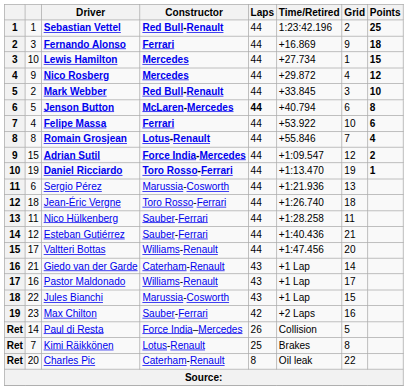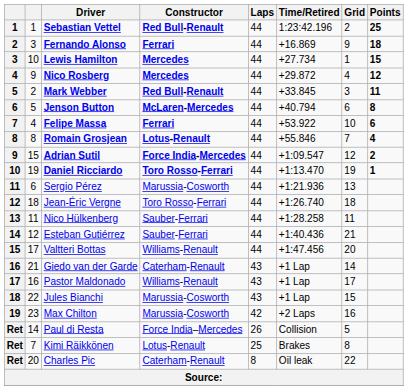(375, 91) 10 -> (375, 91) 11
(256, 107) bold -> (256, 107) normal
(175, 313) Sauber-Ferrari -> (186, 313) Marussia-Cosworth
